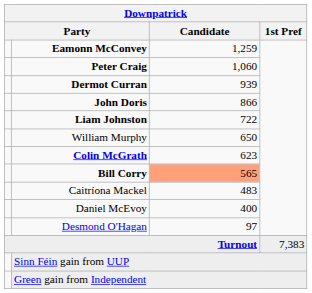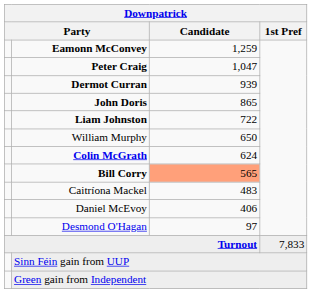(244, 66) 1,060 -> (244, 66) 1,047
(249, 102) 866 -> (249, 102) 865
(249, 155) 623 -> (249, 155) 624
(249, 208) 400 -> (249, 208) 406
(292, 244) 7,383 -> (292, 244) 7,833
